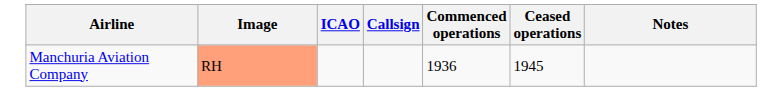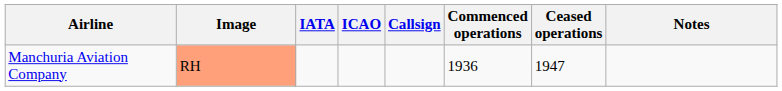+ column: (317, 24)
(529, 65) 1945 -> (550, 65) 1947
